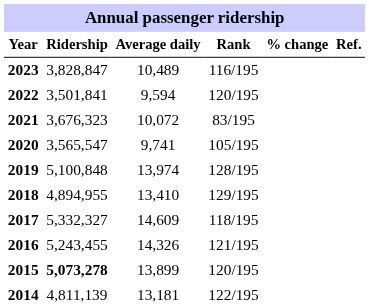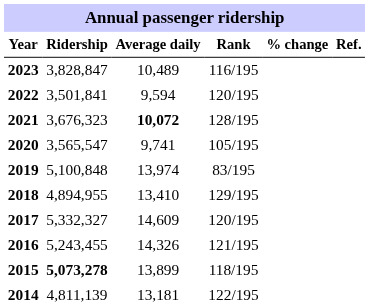(158, 120) normal -> (158, 120) bold
(234, 120) 83/195 -> (234, 120) 128/195
(234, 170) 128/195 -> (234, 170) 83/195
(234, 220) 118/195 -> (234, 220) 120/195
(234, 269) 120/195 -> (234, 269) 118/195
